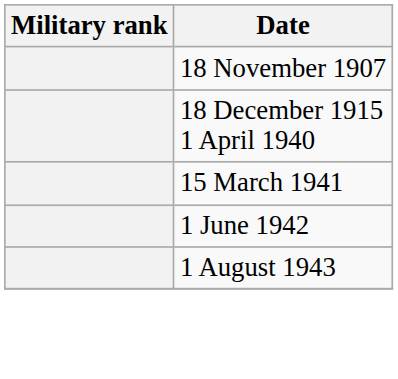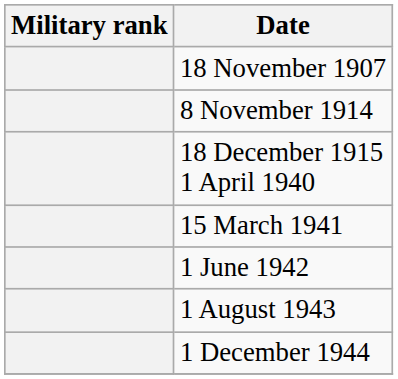+ row: (276, 110)
+ row: (275, 352)
